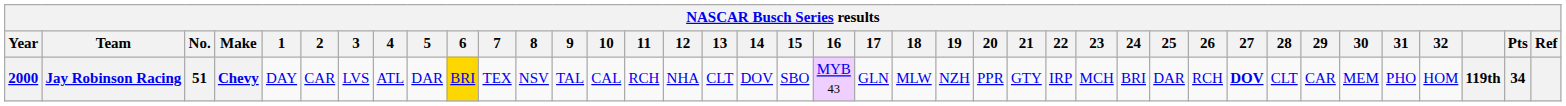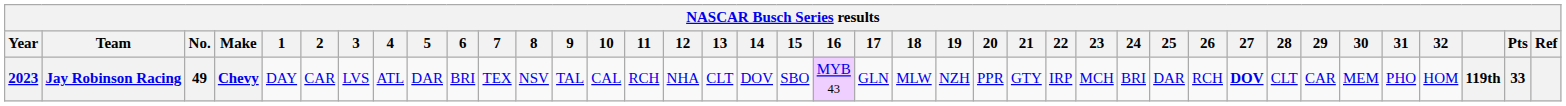(23, 78) 2000 -> (23, 78) 2023
(200, 78) 51 -> (200, 78) 49
(463, 78) gold background -> (463, 78) no background
(1518, 78) 34 -> (1518, 78) 33
